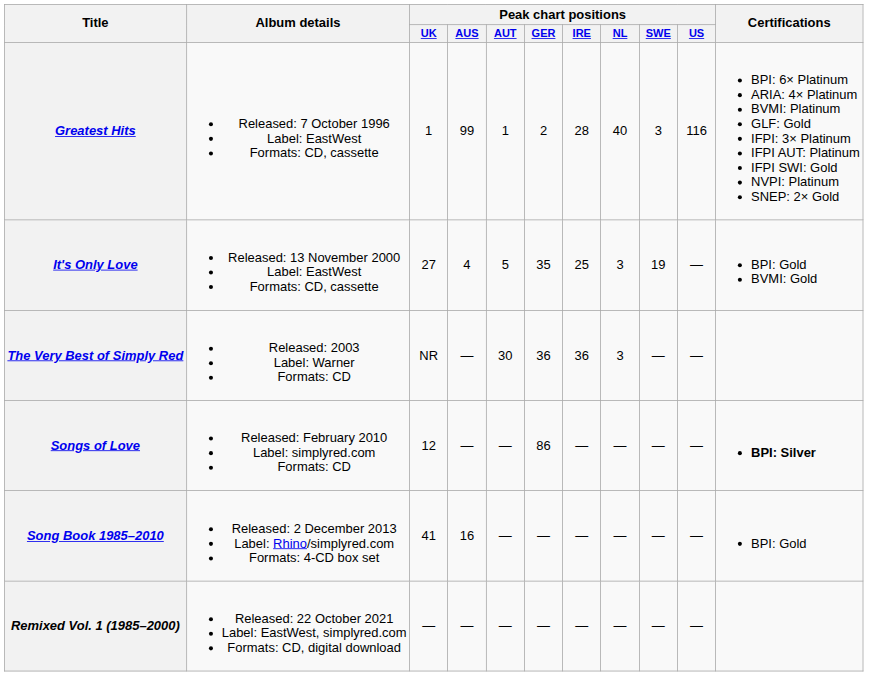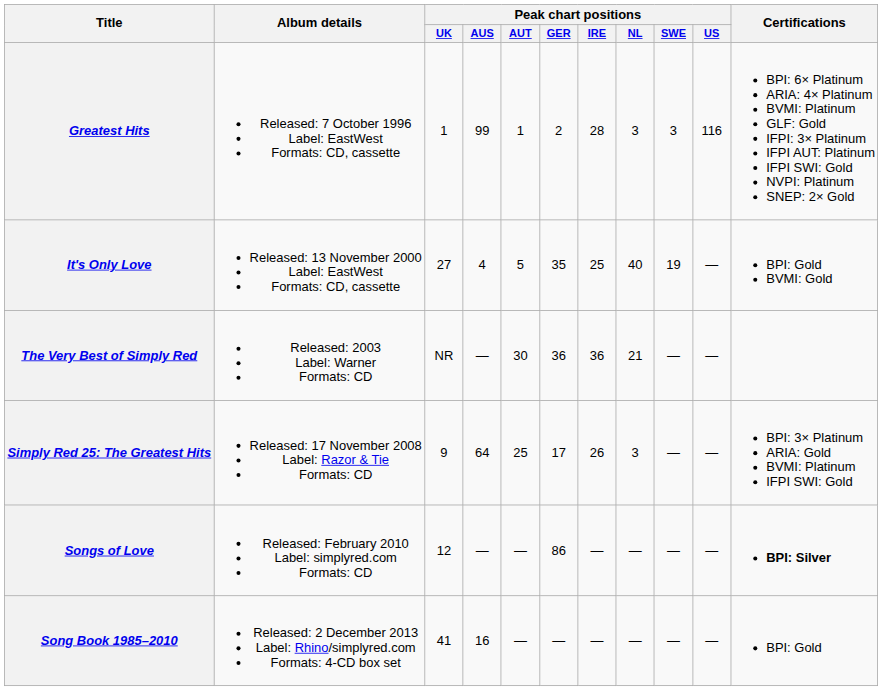(620, 131) 40 -> (635, 131) 3
(620, 265) 3 -> (635, 265) 40
(620, 355) 3 -> (635, 355) 21
+ row: (109, 452)
- row: (95, 626)
